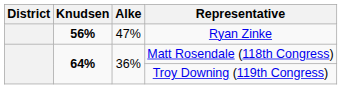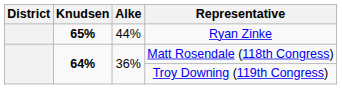(83, 34) 56% -> (83, 34) 65%
(128, 34) 47% -> (128, 34) 44%
